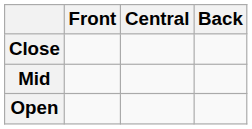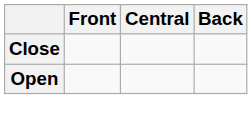- row: (34, 78)
